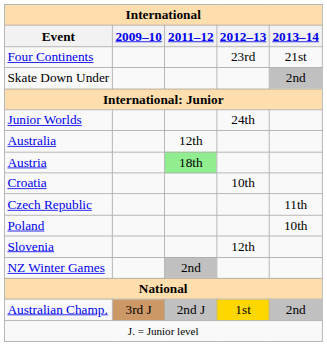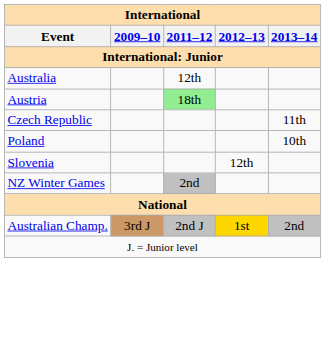- row: (50, 57)
- row: (58, 78)
- row: (45, 120)
- row: (27, 183)
